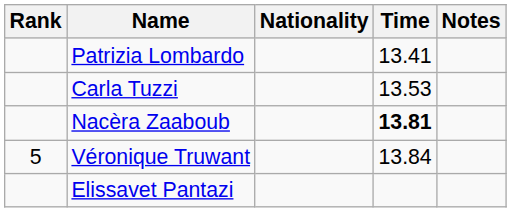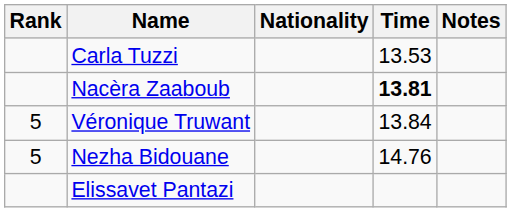- row: (158, 55)
+ row: (150, 156)
